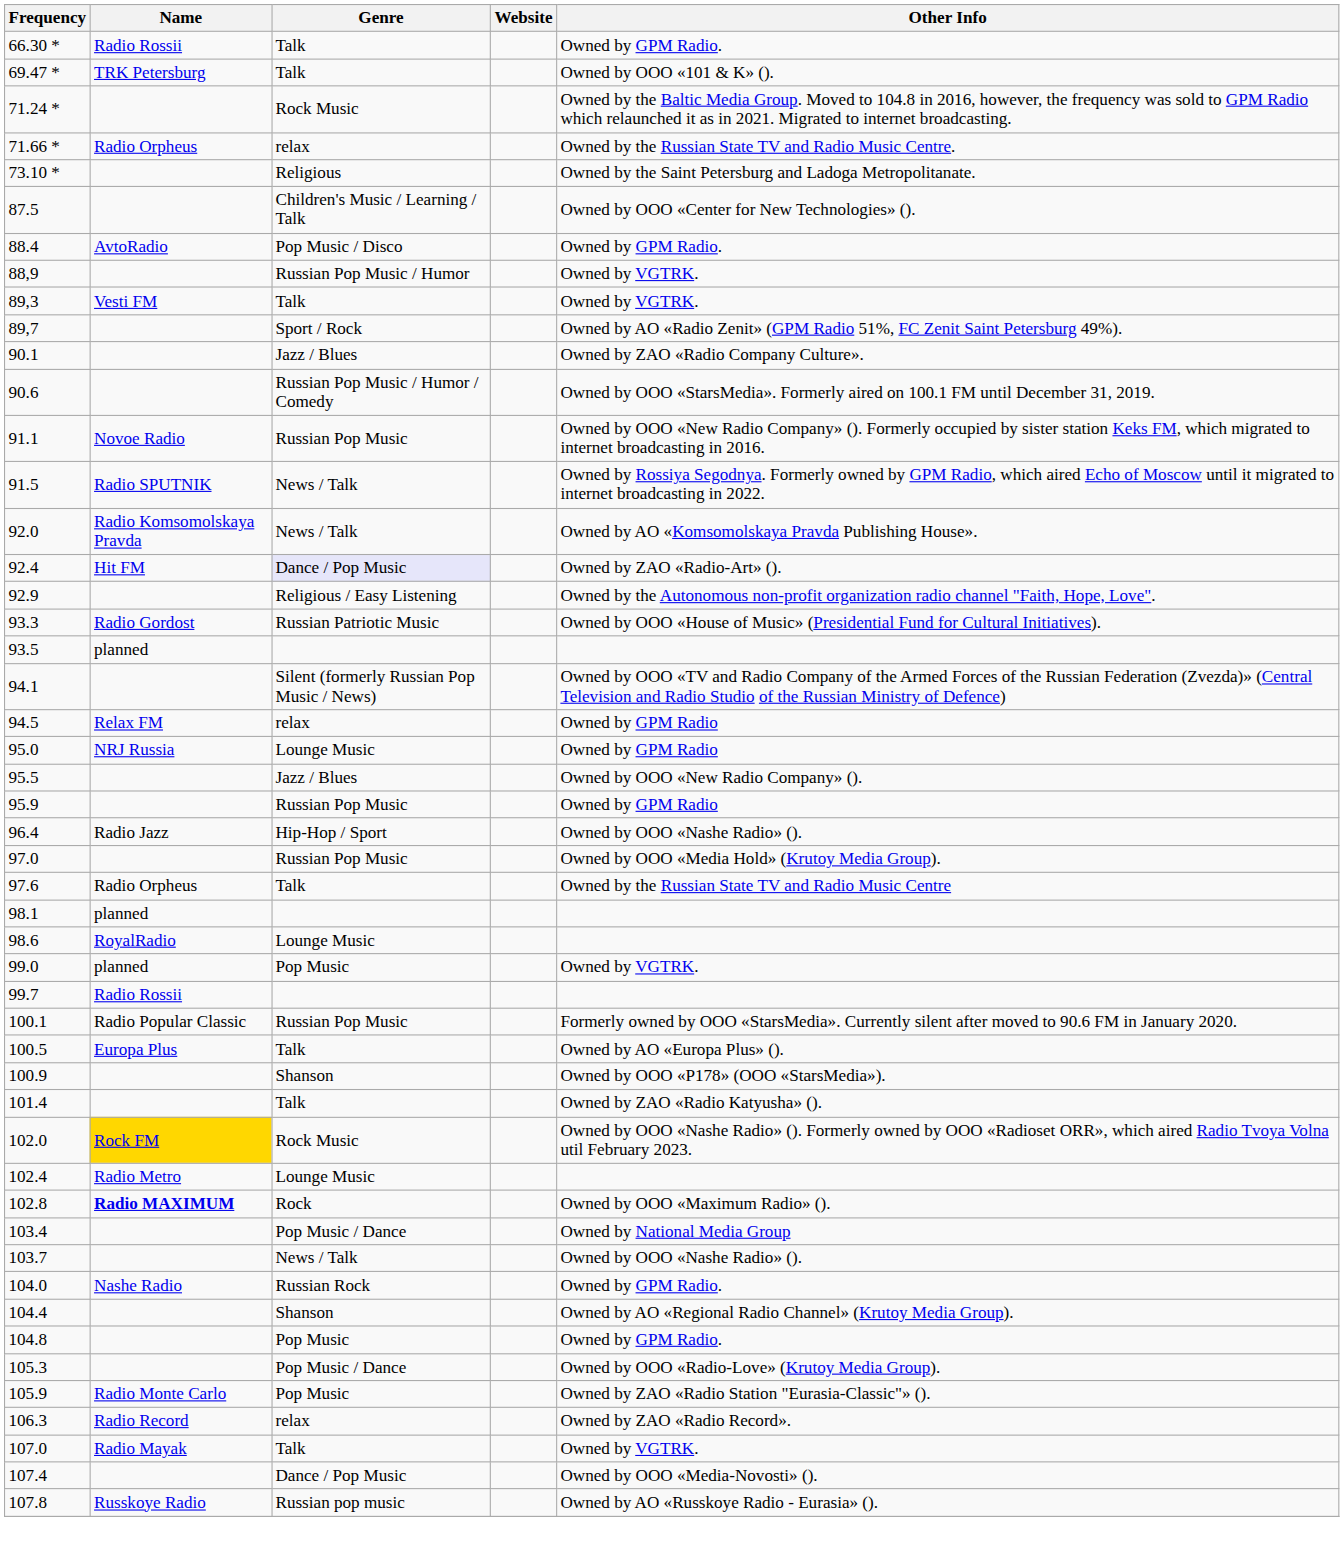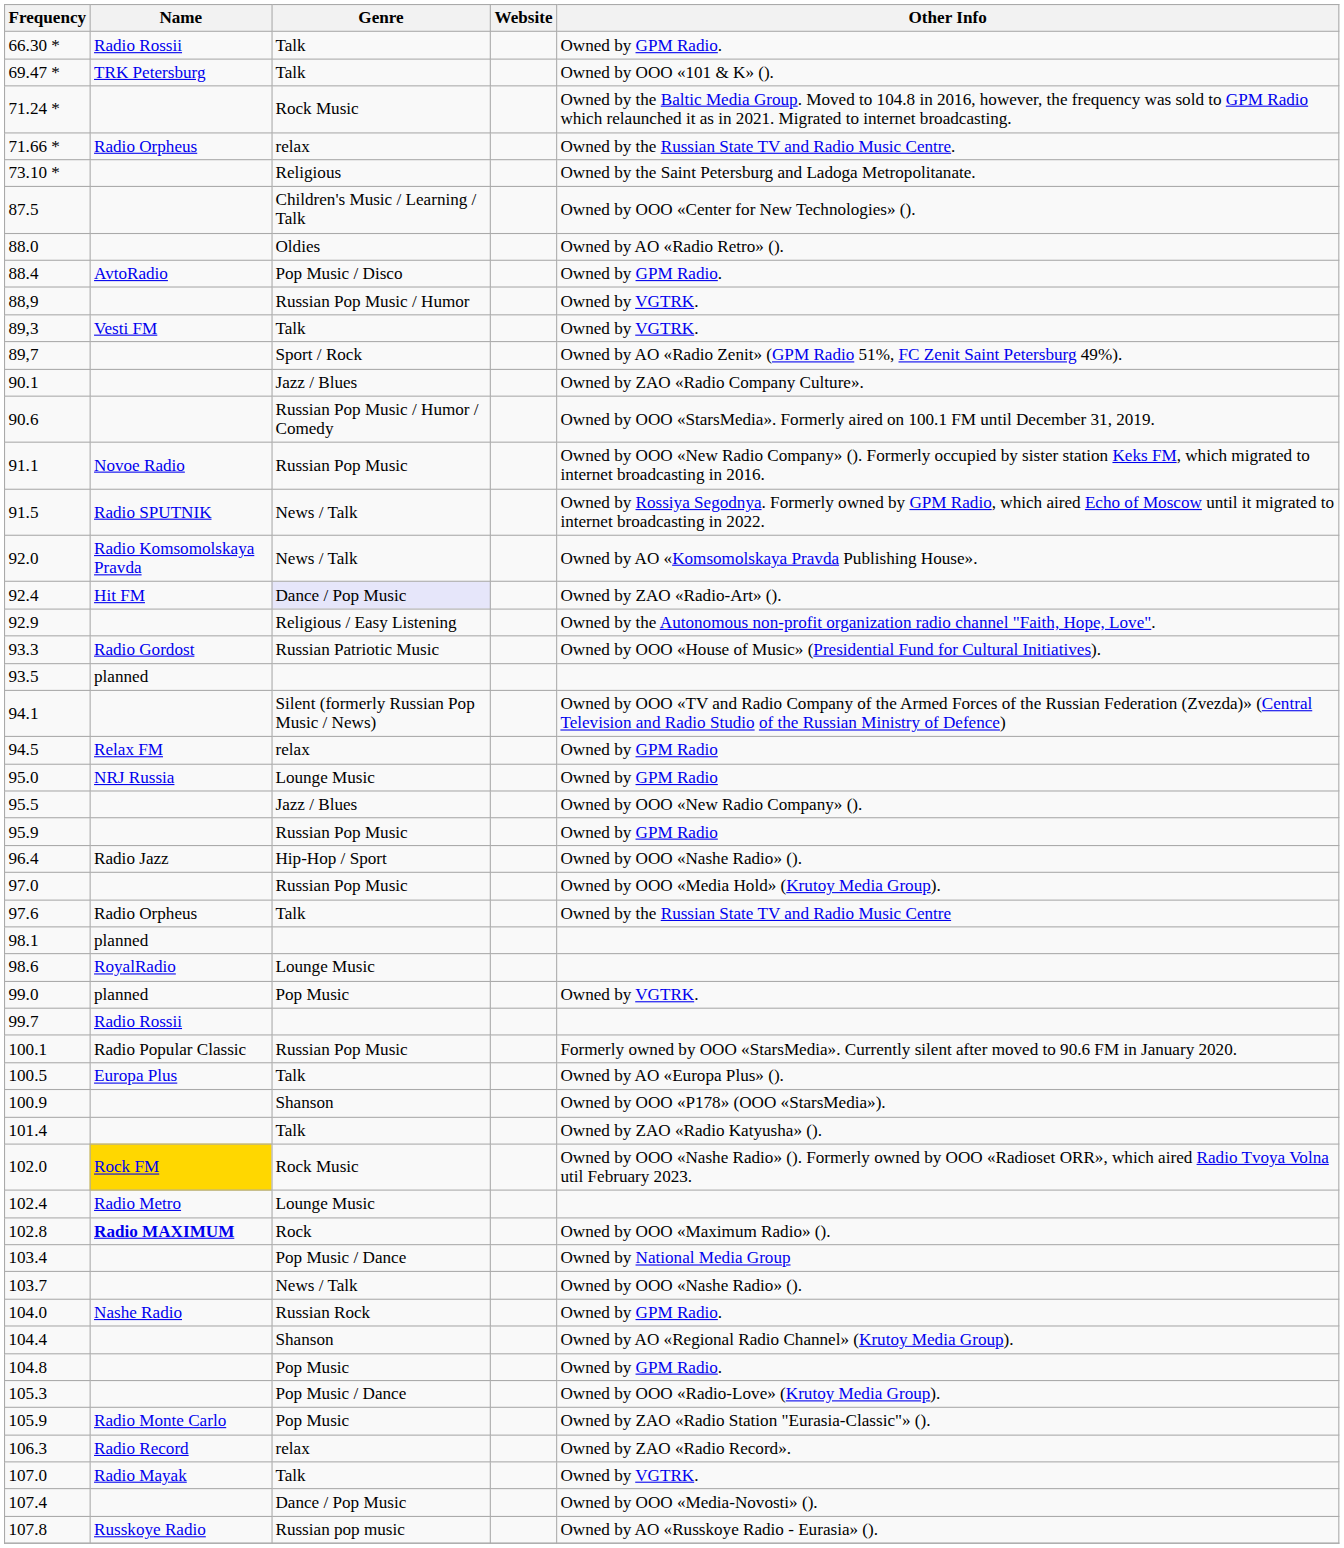+ row: (23, 246)
